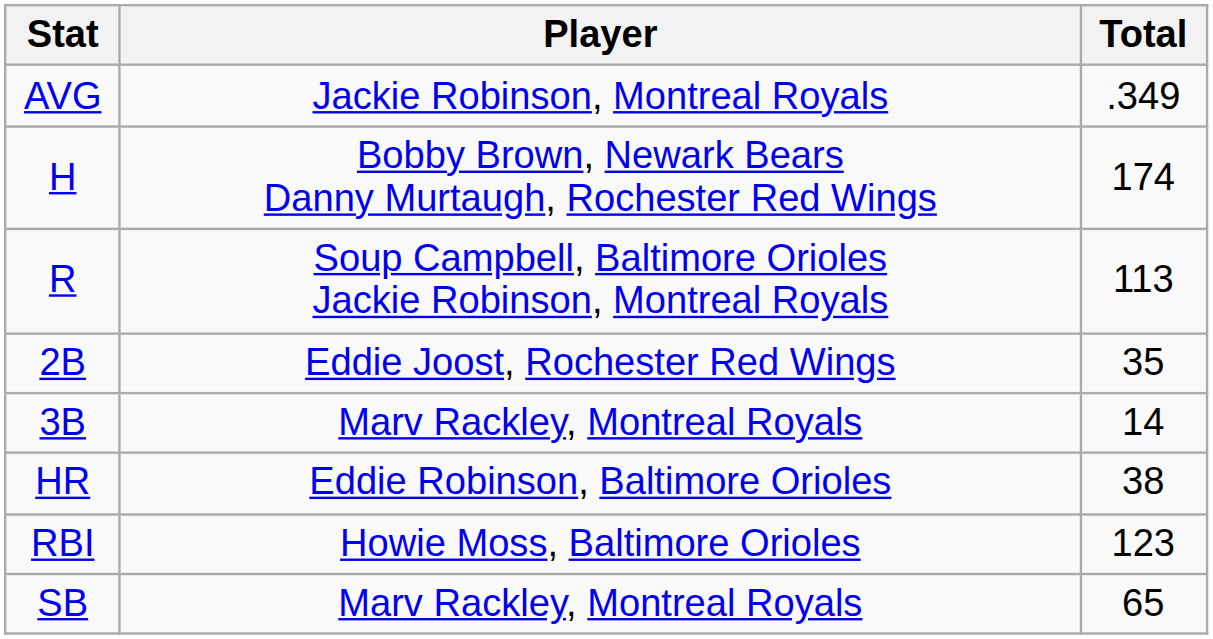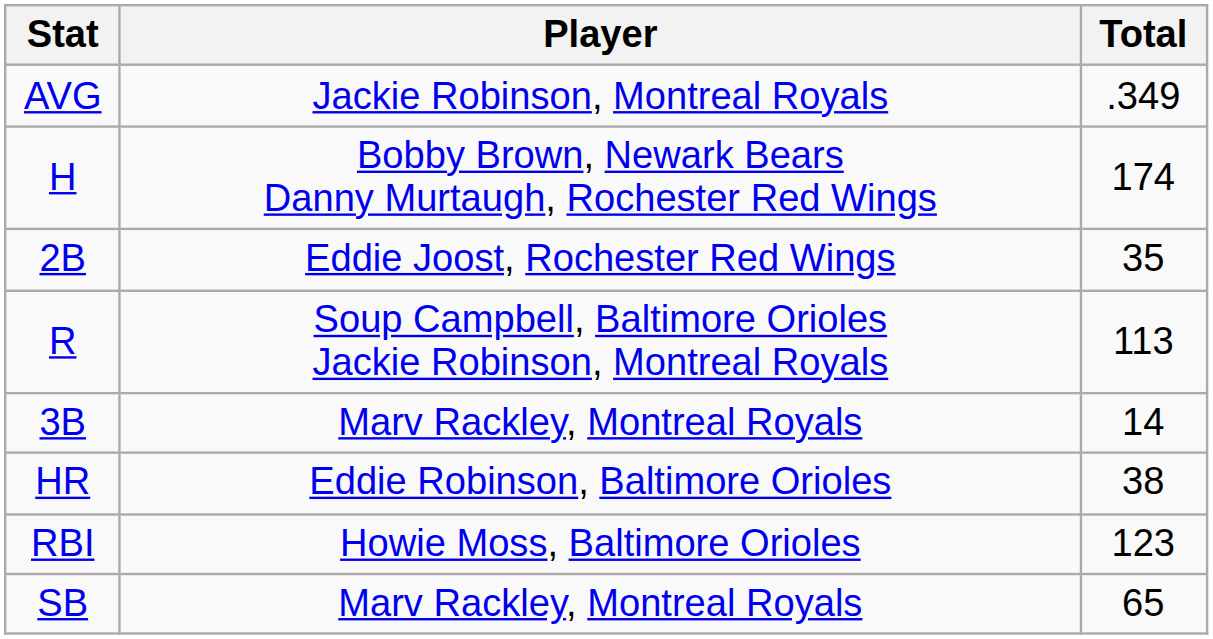rows swapped: (63, 280) <-> (63, 361)
